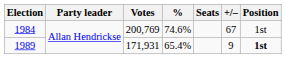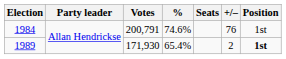(143, 29) 200,769 -> (143, 29) 200,791
(231, 29) 67 -> (231, 29) 76
(143, 45) 171,931 -> (143, 45) 171,930
(231, 45) 9 -> (231, 45) 2
